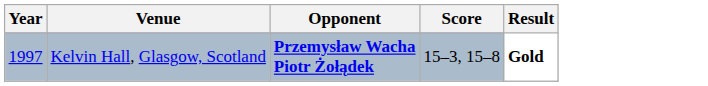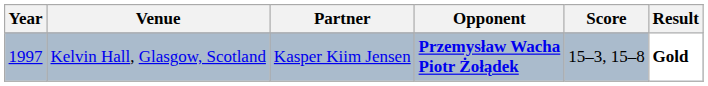+ column: (342, 18)
